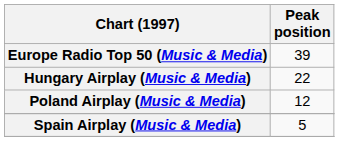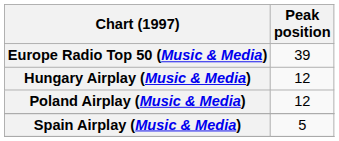(302, 78) 22 -> (302, 78) 12
